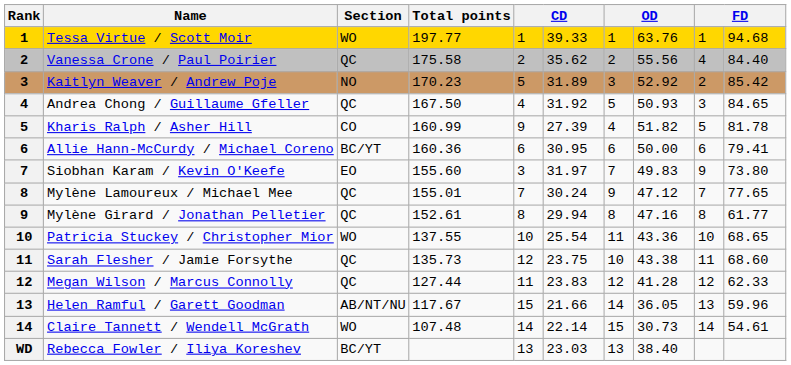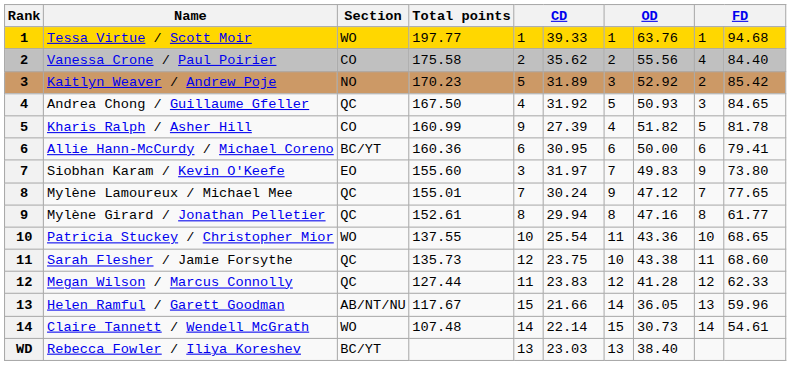(348, 60) QC -> (348, 60) CO
